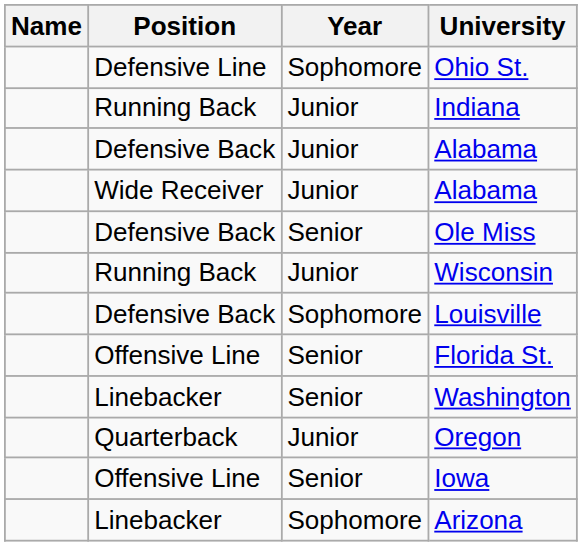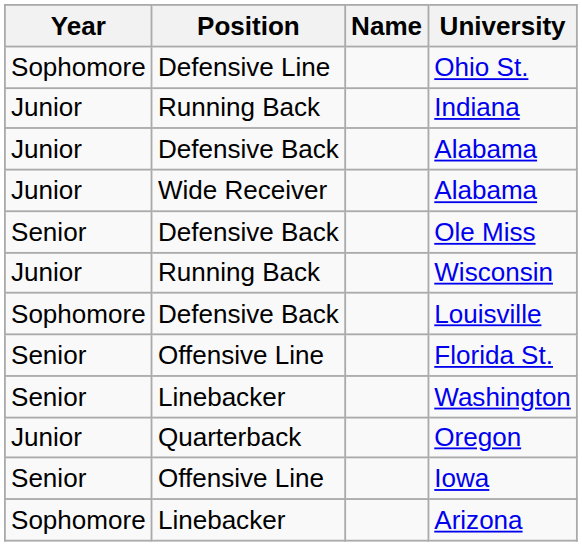columns swapped: (46, 26) <-> (355, 26)
